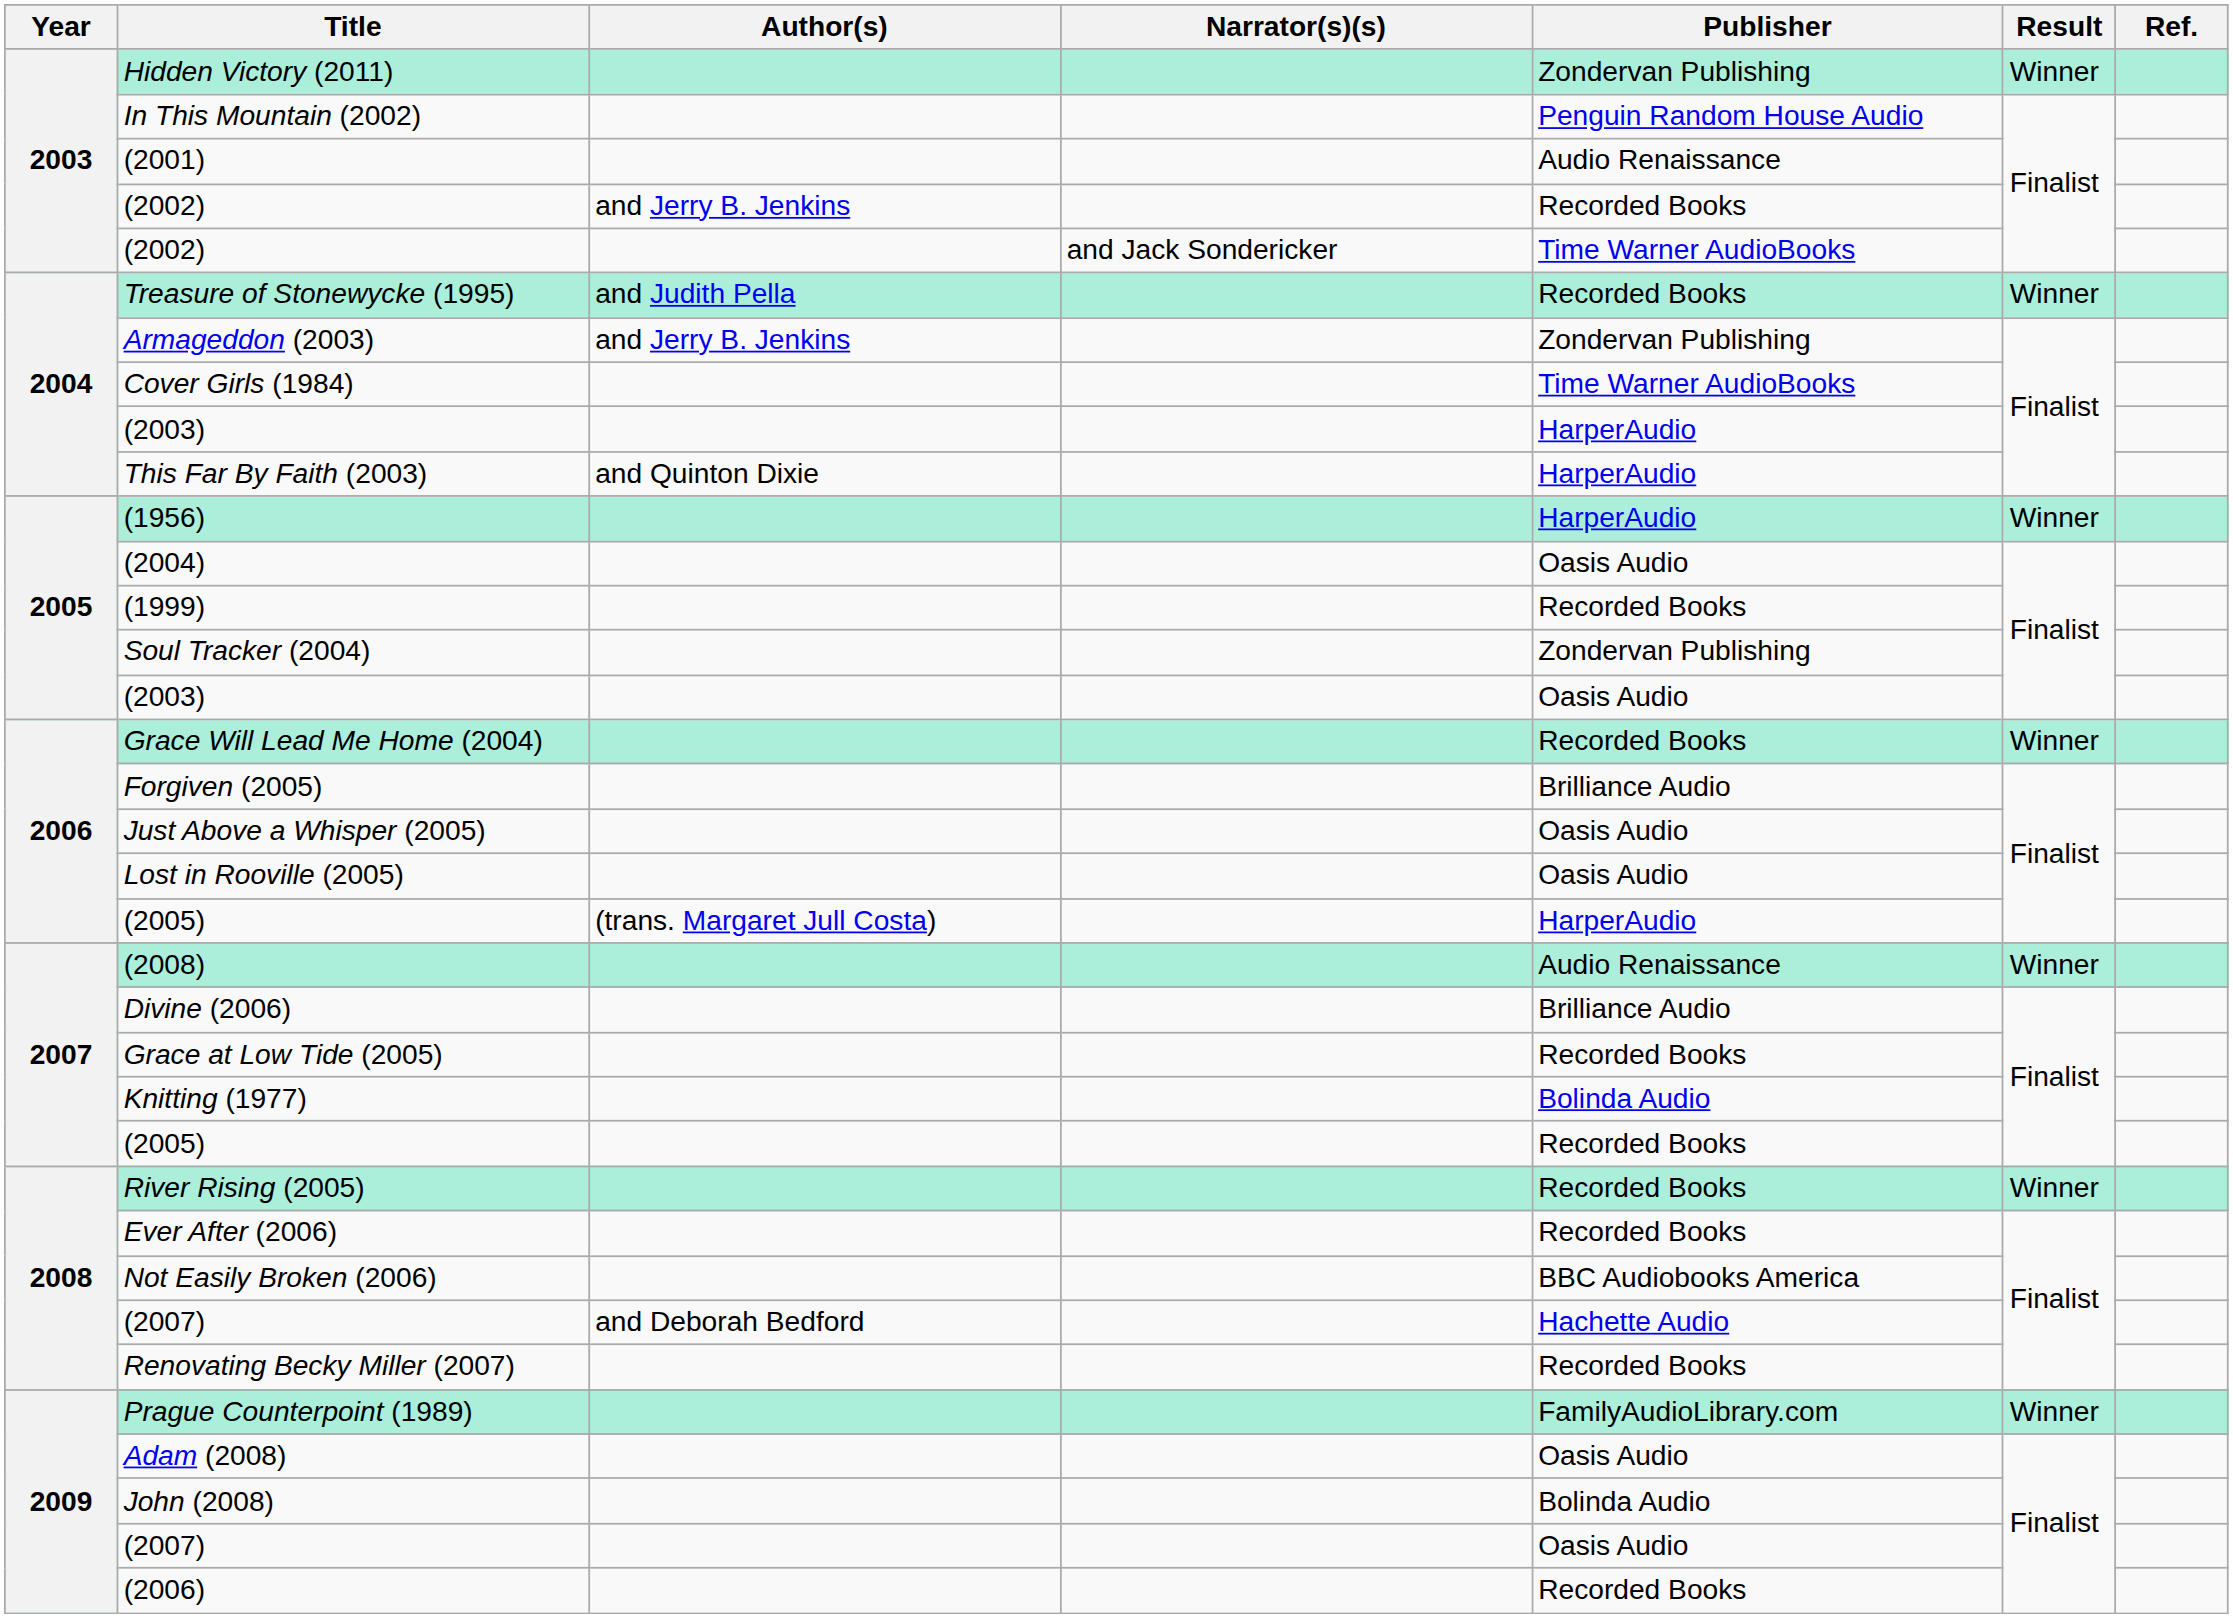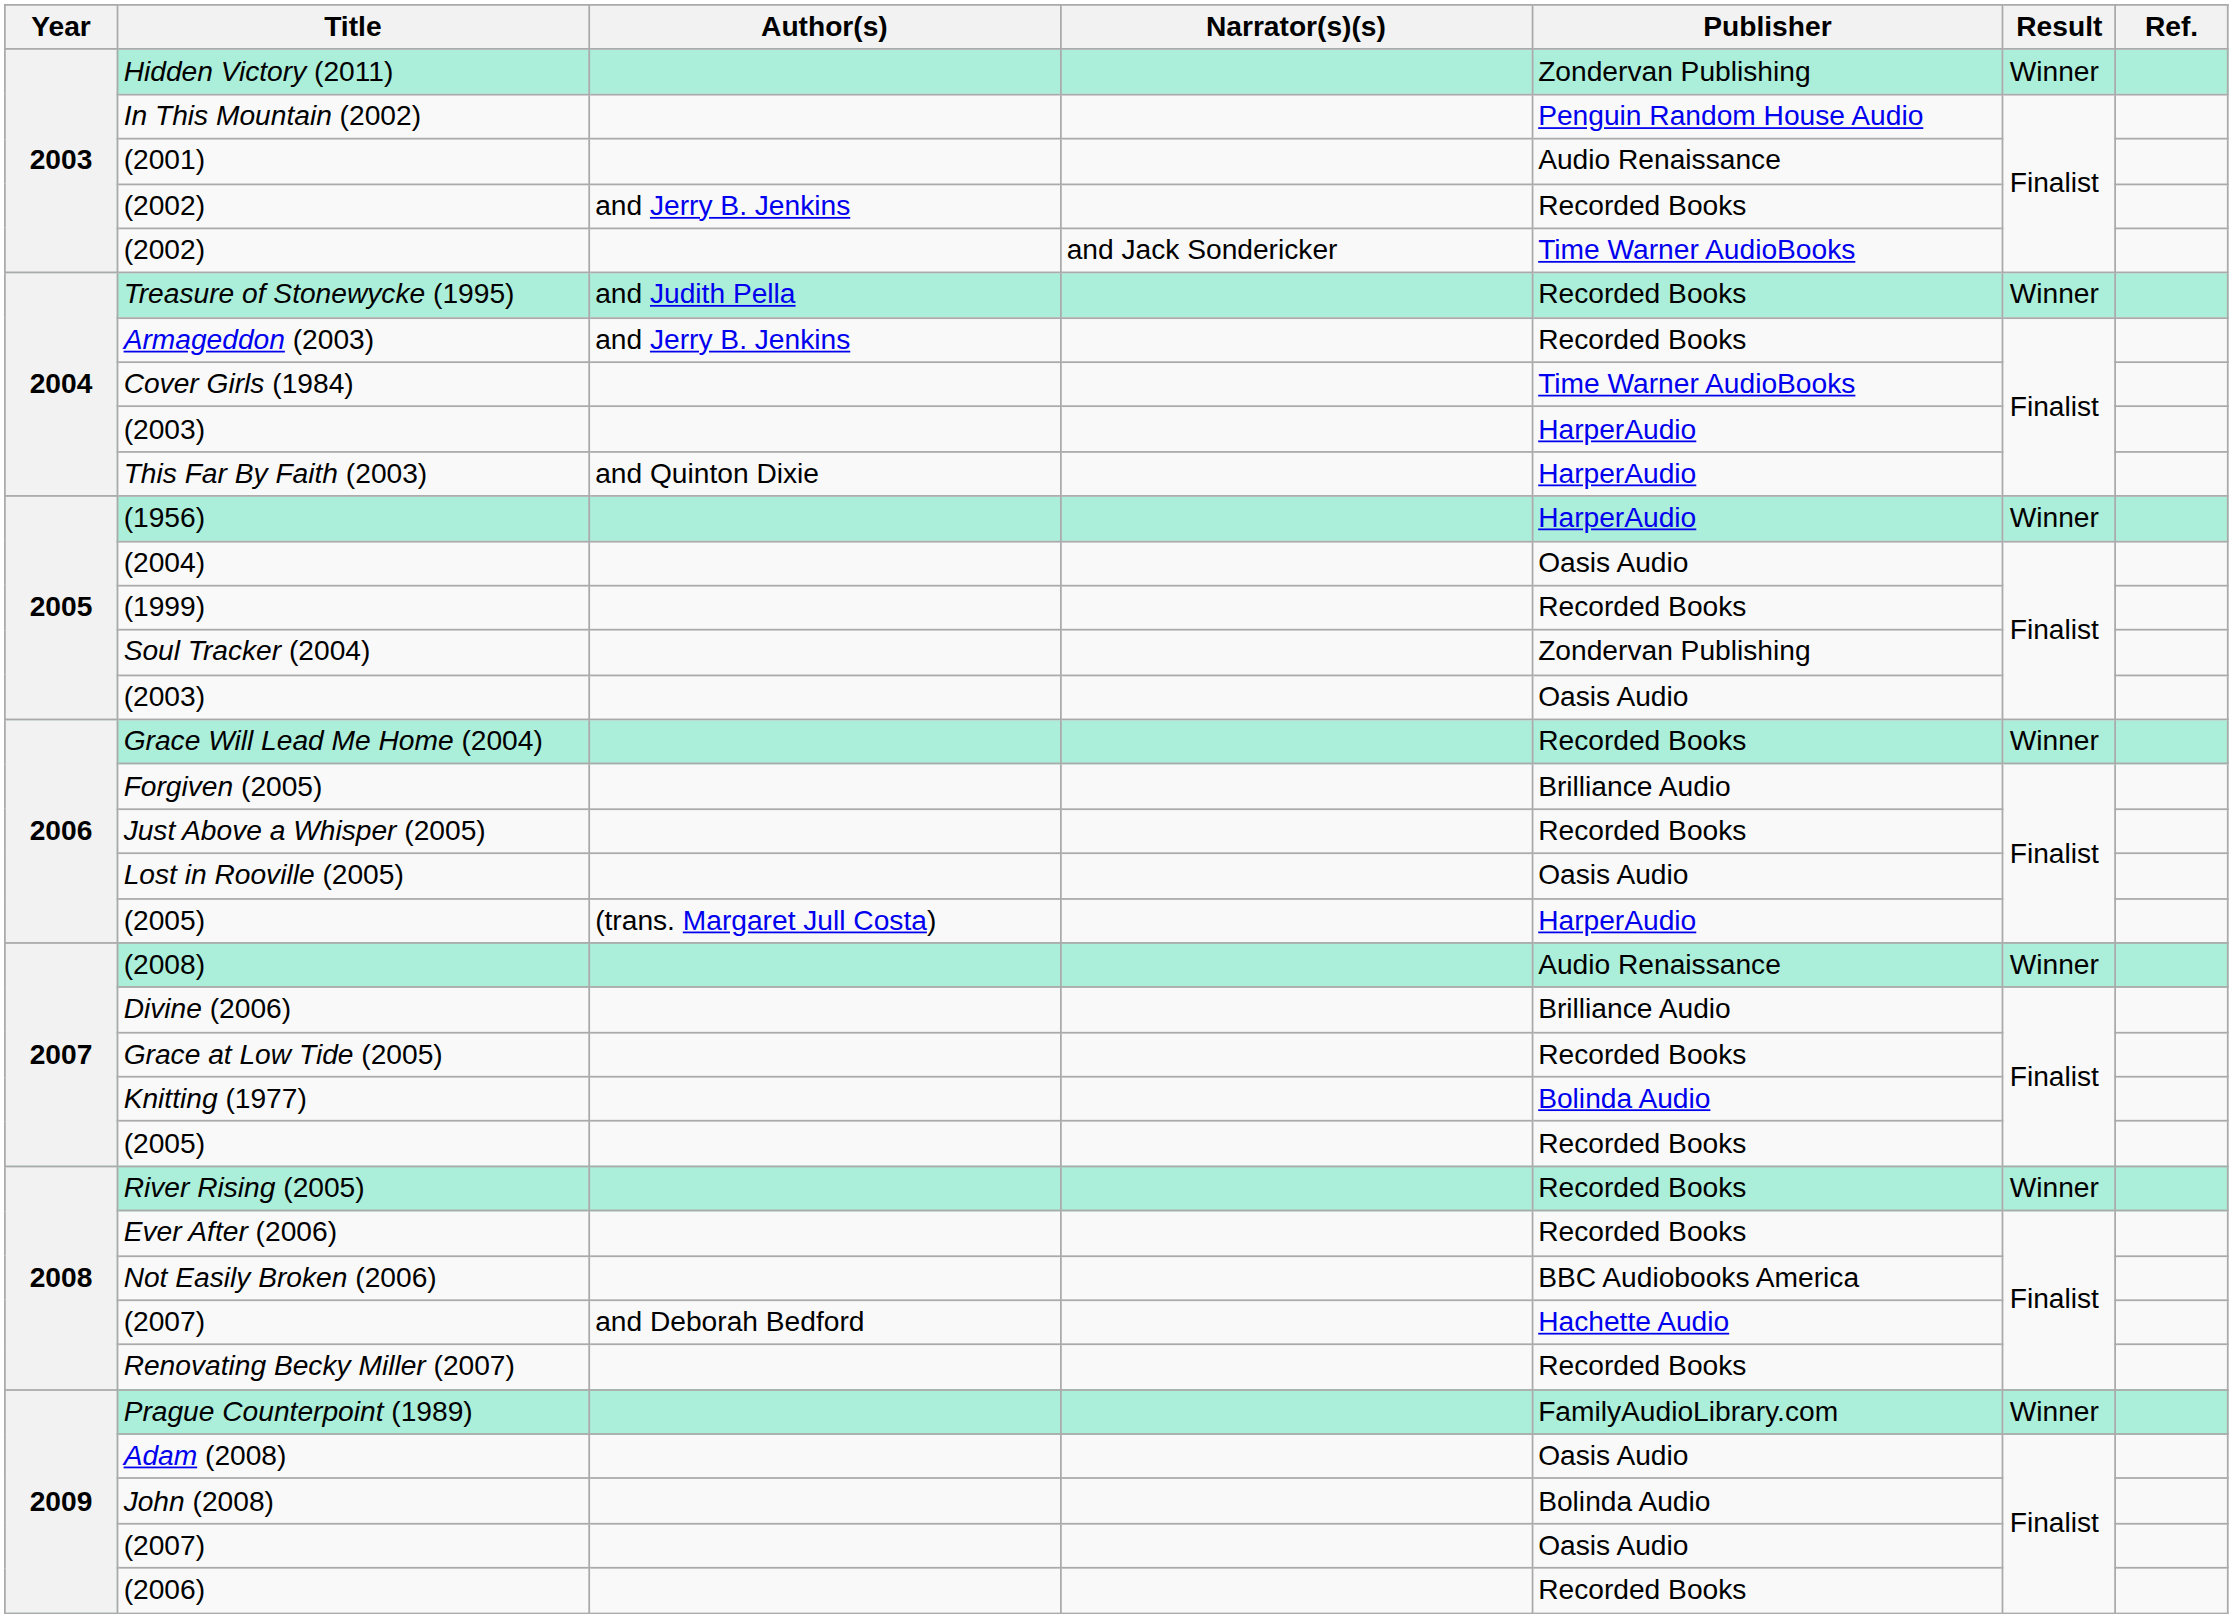(1674, 339) Zondervan Publishing -> (1642, 339) Recorded Books
(1613, 830) Oasis Audio -> (1642, 830) Recorded Books
